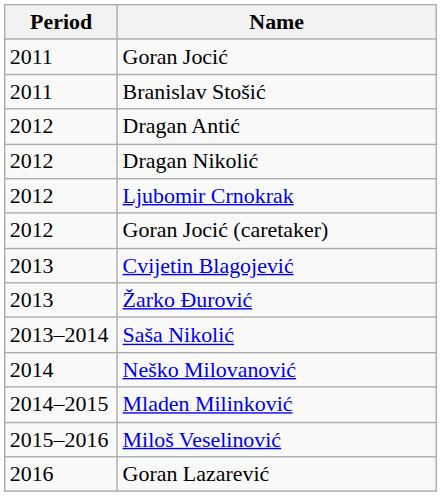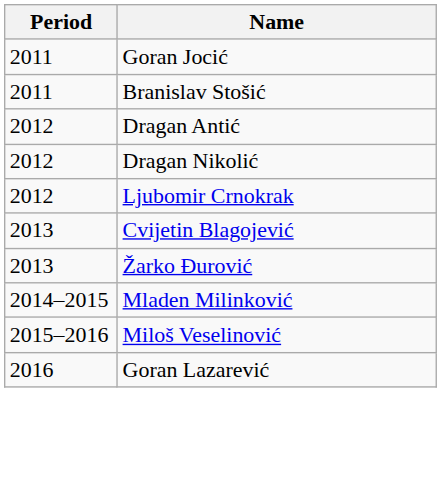- row: (225, 230)
- row: (178, 334)
- row: (209, 369)
